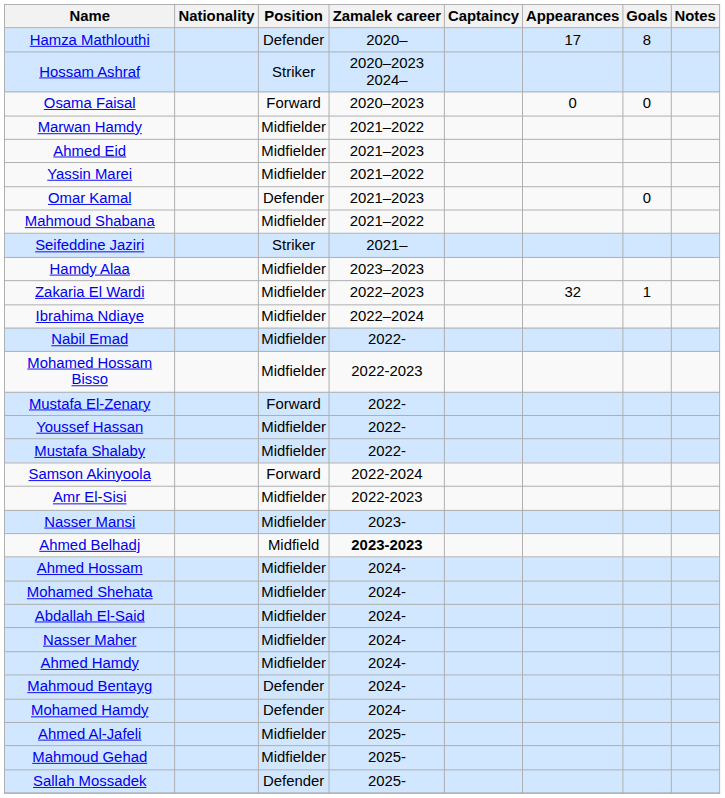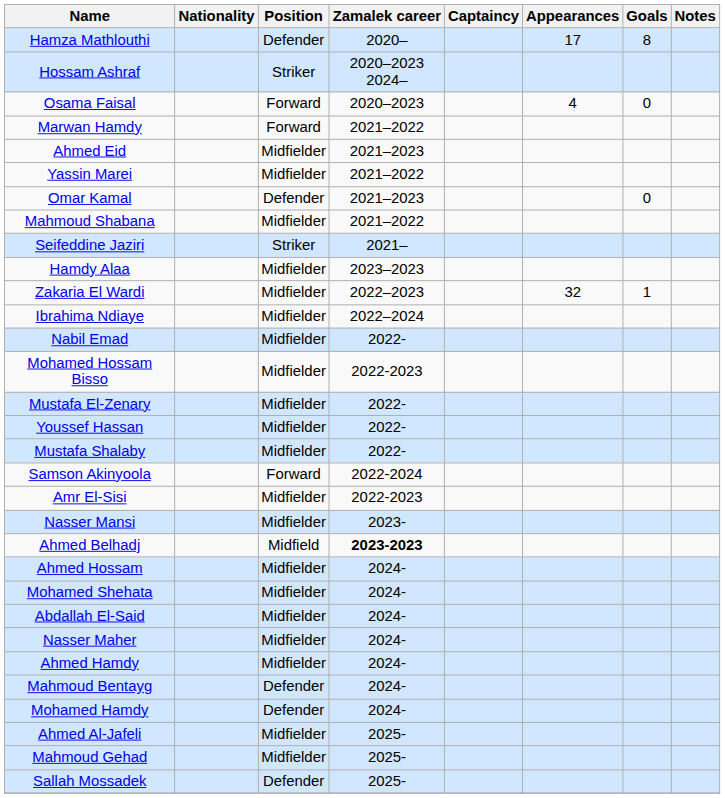(573, 103) 0 -> (573, 103) 4
(294, 127) Midfielder -> (294, 127) Forward
(294, 403) Forward -> (294, 403) Midfielder
